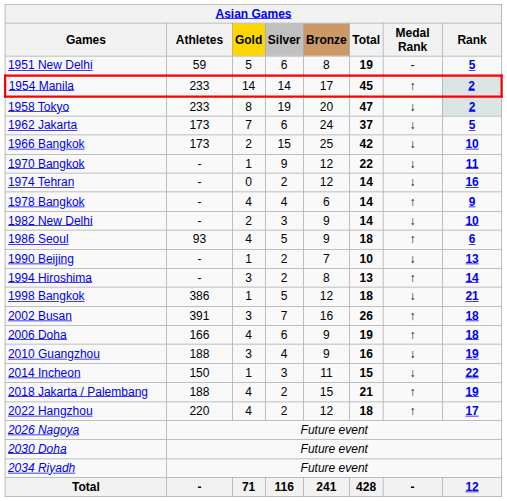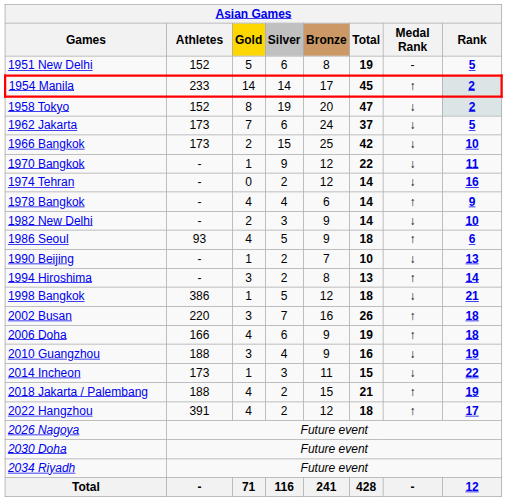(199, 65) 59 -> (199, 65) 152
(199, 106) 233 -> (199, 106) 152
(199, 315) 391 -> (199, 315) 220
(199, 373) 150 -> (199, 373) 173
(199, 411) 220 -> (199, 411) 391
